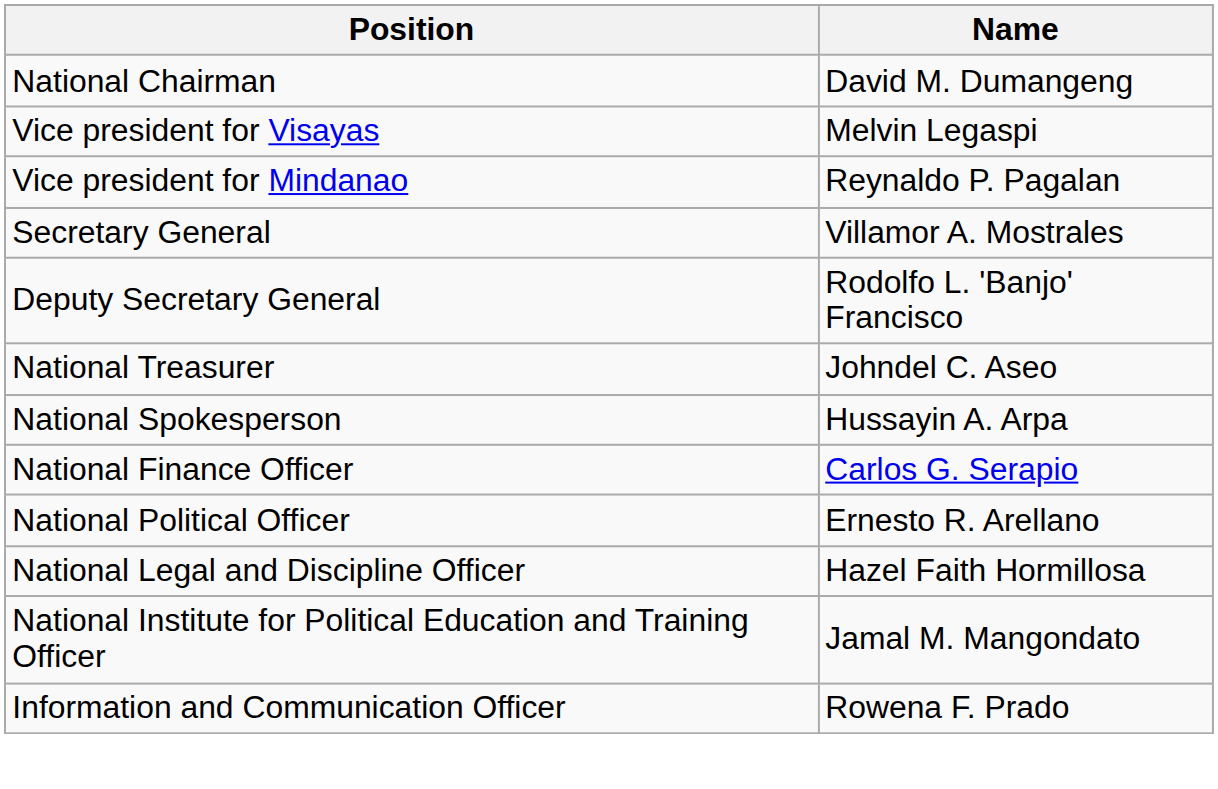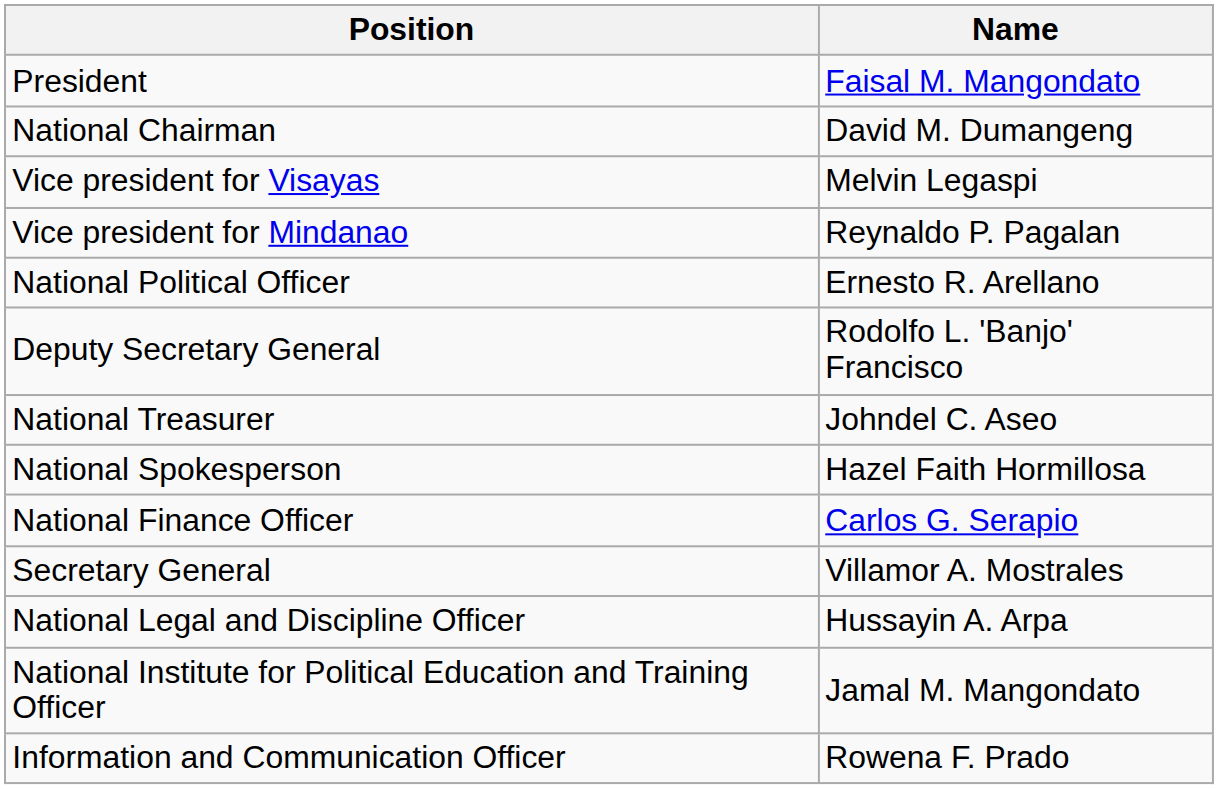+ row: (80, 80)
rows swapped: (142, 231) <-> (181, 520)
(946, 419) Hussayin A. Arpa -> (985, 469) Hazel Faith Hormillosa
(985, 570) Hazel Faith Hormillosa -> (946, 621) Hussayin A. Arpa
